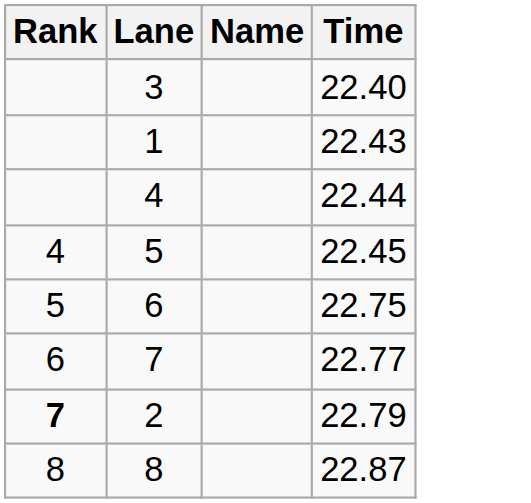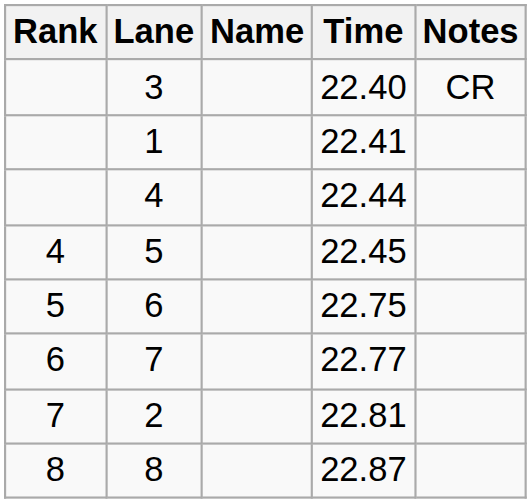+ column: (471, 31)
(363, 141) 22.43 -> (363, 141) 22.41
(55, 415) bold -> (55, 415) normal
(363, 415) 22.79 -> (363, 415) 22.81
